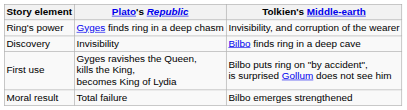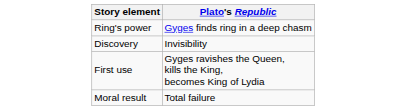- column: (314, 12)
